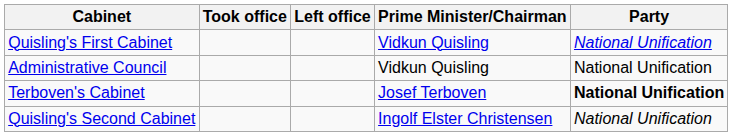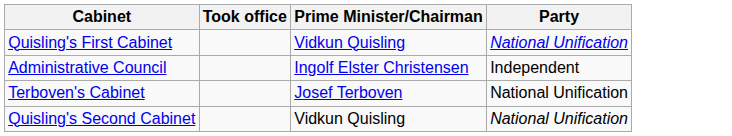- column: (332, 17)
(434, 67) Vidkun Quisling -> (381, 67) Ingolf Elster Christensen
(643, 67) National Unification -> (535, 67) Independent
(649, 93) bold -> (559, 93) normal
(465, 118) Ingolf Elster Christensen -> (350, 118) Vidkun Quisling
